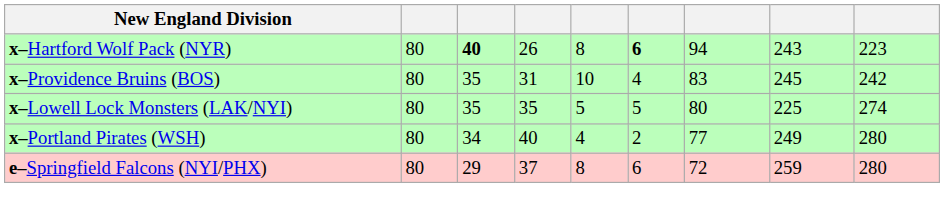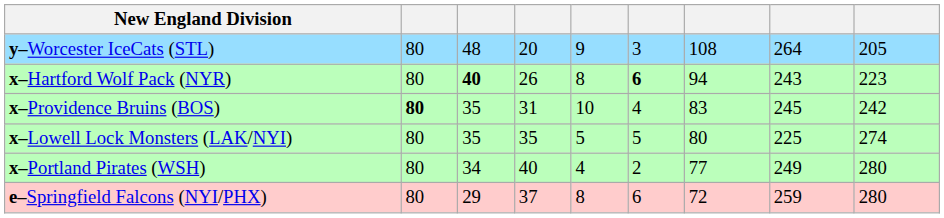+ row: (112, 49)
(415, 78) normal -> (415, 108) bold
